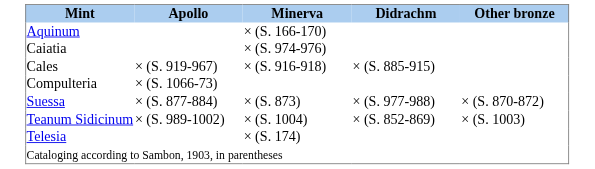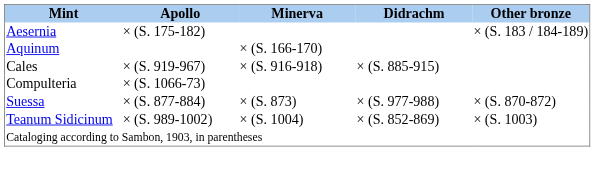+ row: (31, 31)
- row: (47, 48)
- row: (46, 136)
